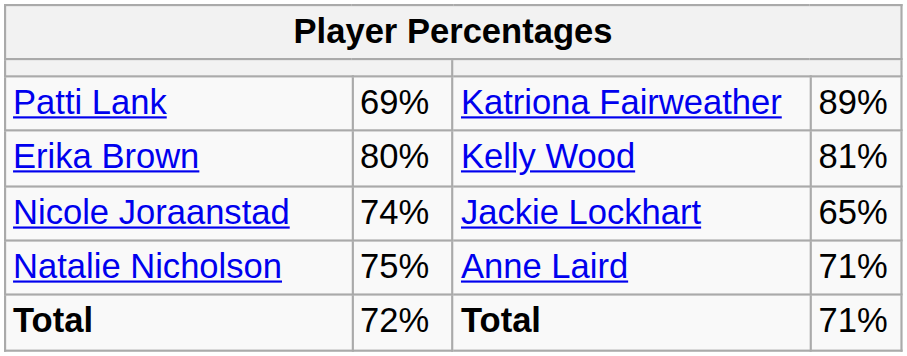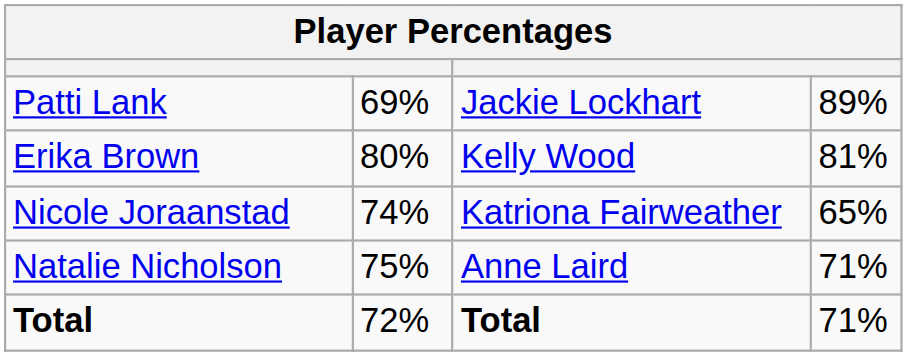(621, 102) Katriona Fairweather -> (581, 102) Jackie Lockhart
(581, 212) Jackie Lockhart -> (621, 212) Katriona Fairweather
